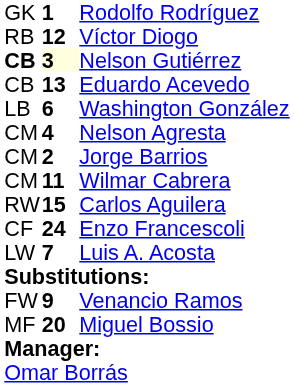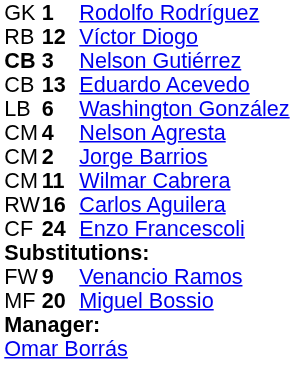(48, 60) lightyellow background -> (48, 60) no background
(54, 204) 15 -> (54, 204) 16
- row: (147, 252)
